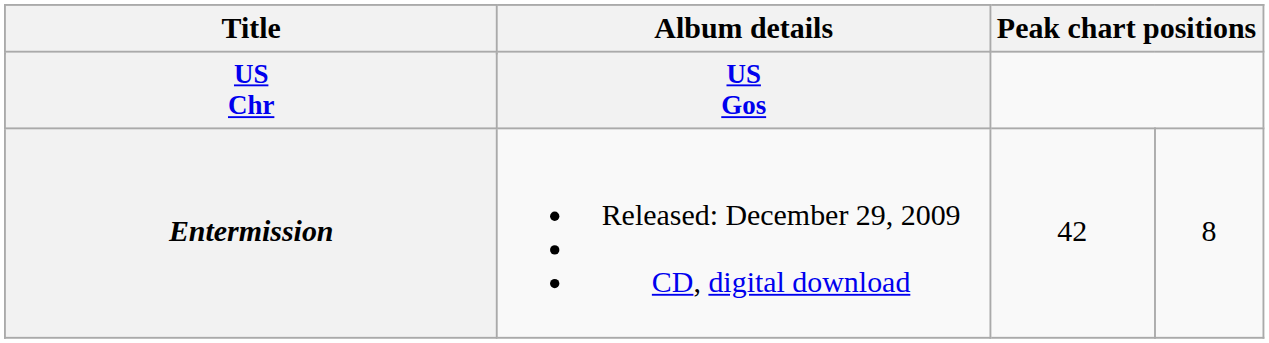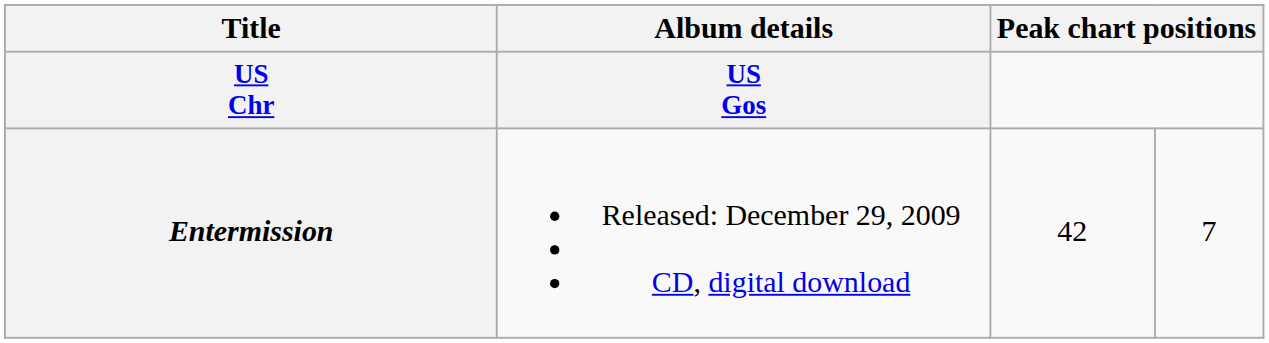(1209, 232) 8 -> (1209, 232) 7
